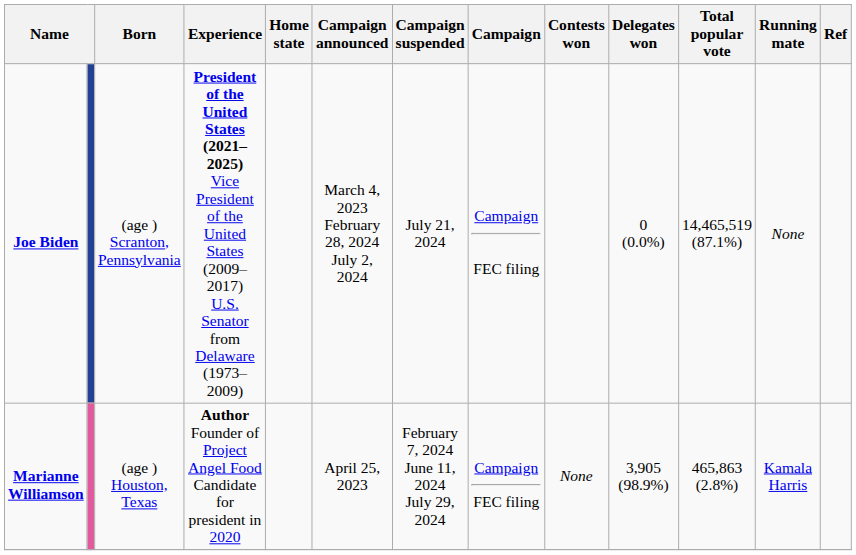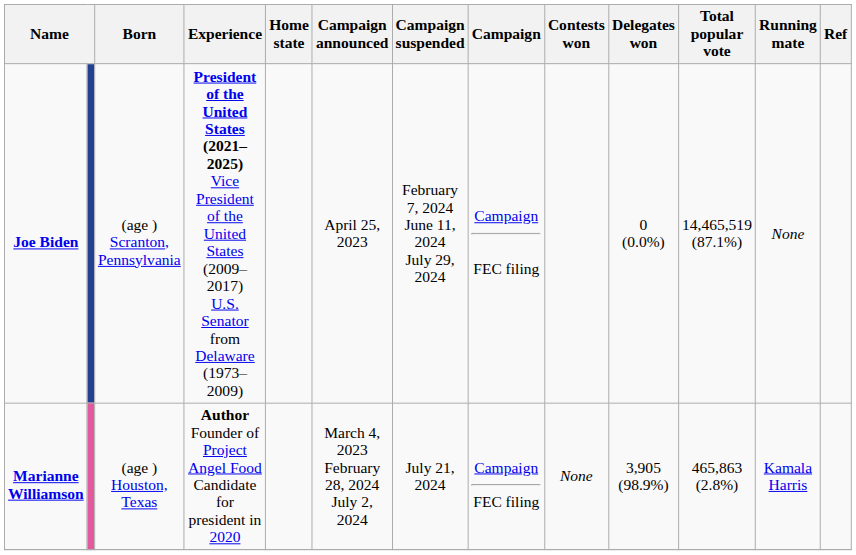(352, 233) March 4, 2023 February 28, 2024 July 2, 2024 -> (352, 233) April 25, 2023
(430, 233) July 21, 2024 -> (430, 233) February 7, 2024 June 11, 2024 July 29, 2024
(352, 476) April 25, 2023 -> (352, 476) March 4, 2023 February 28, 2024 July 2, 2024
(430, 476) February 7, 2024 June 11, 2024 July 29, 2024 -> (430, 476) July 21, 2024
